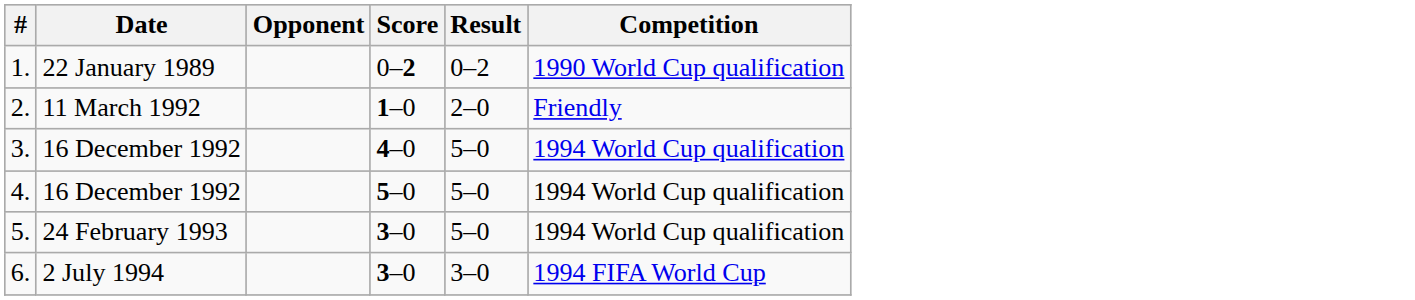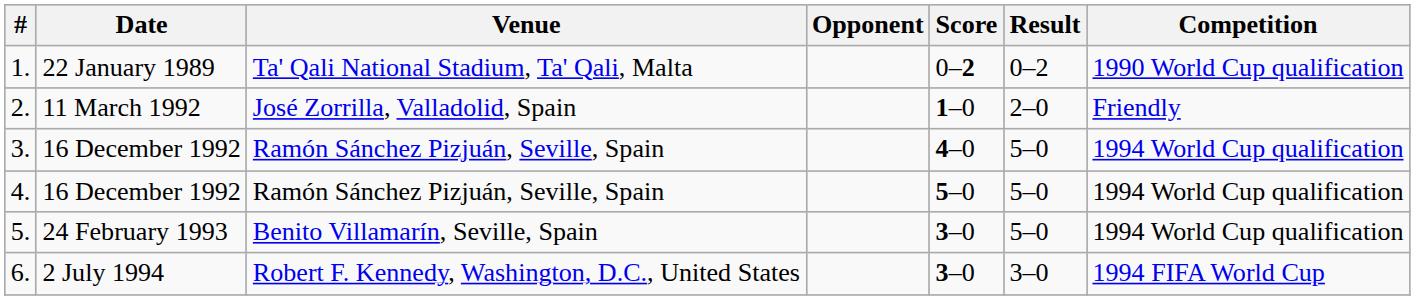+ column: (526, 25)
